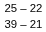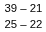rows swapped: (23, 8) <-> (23, 24)
